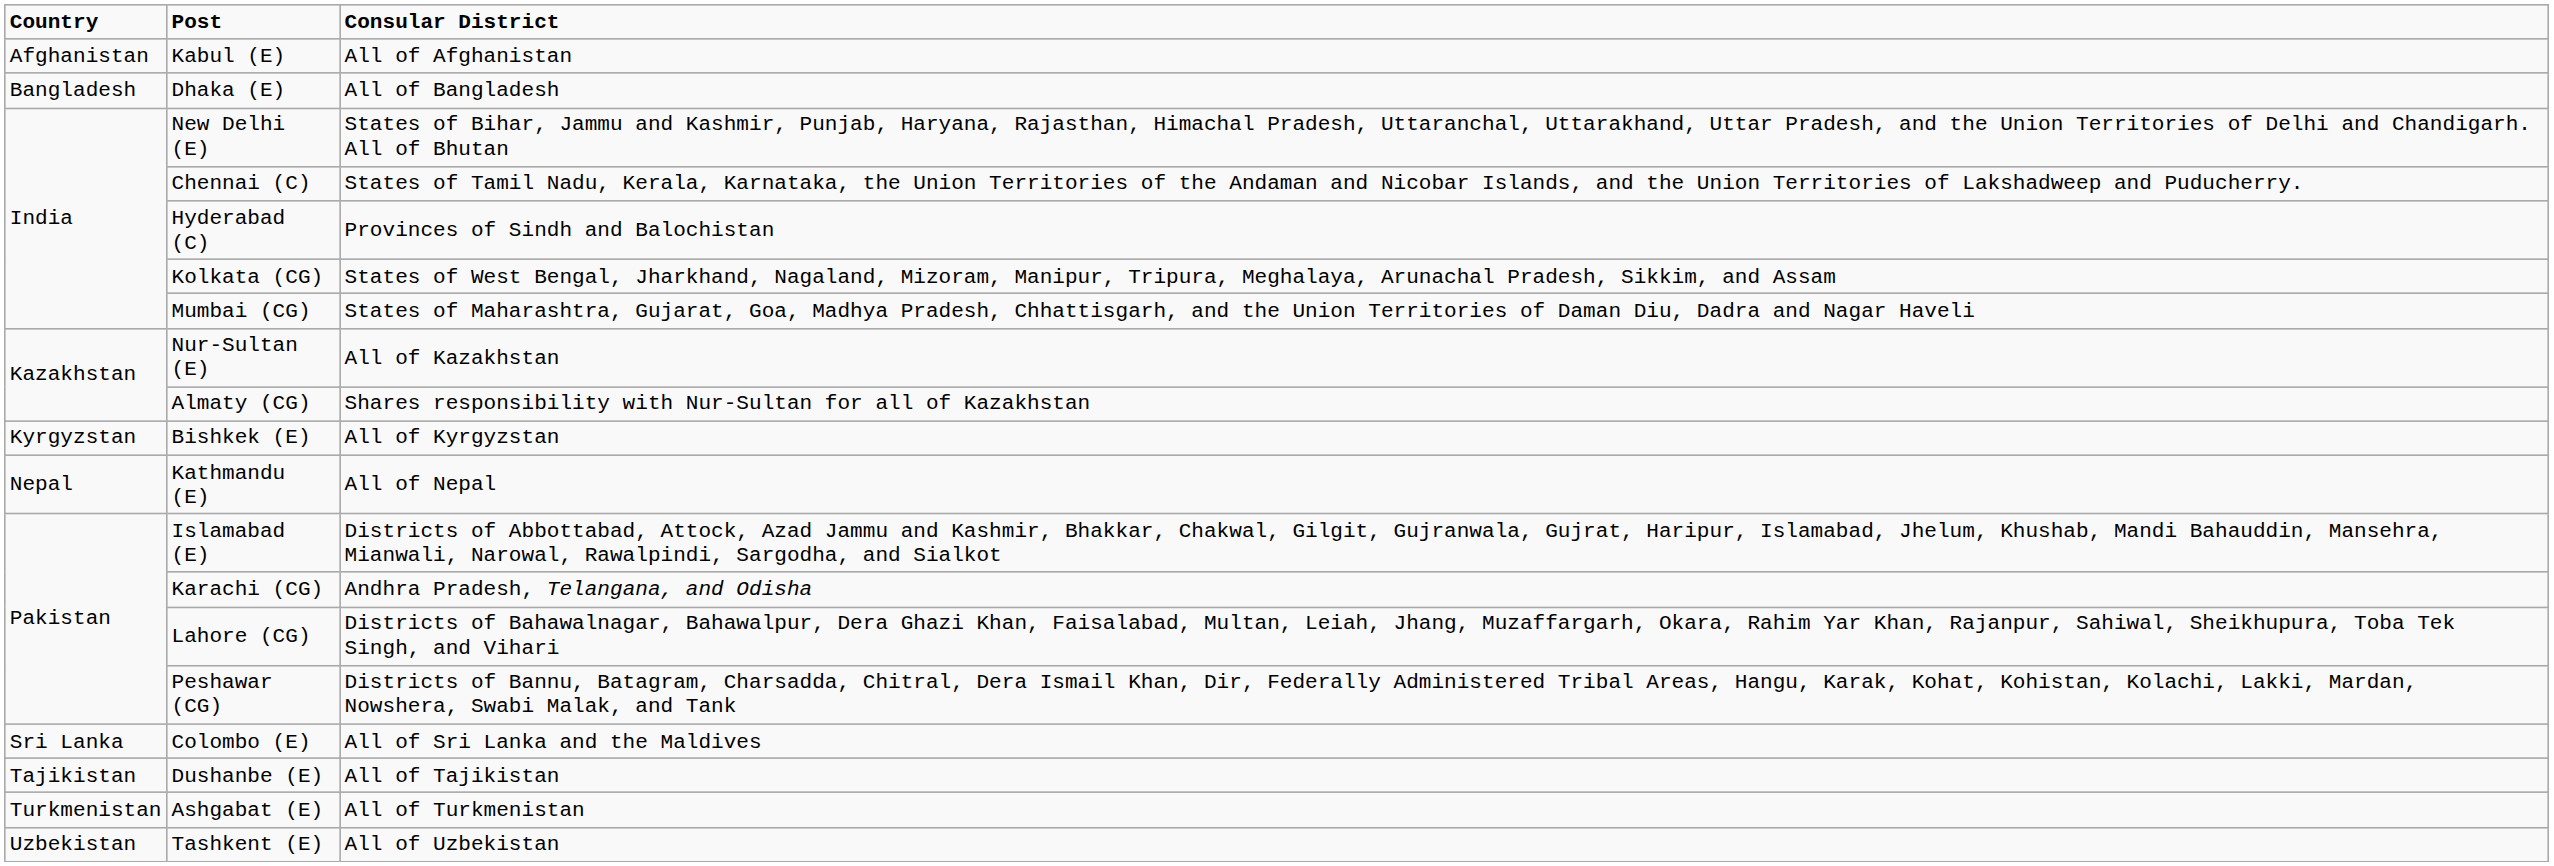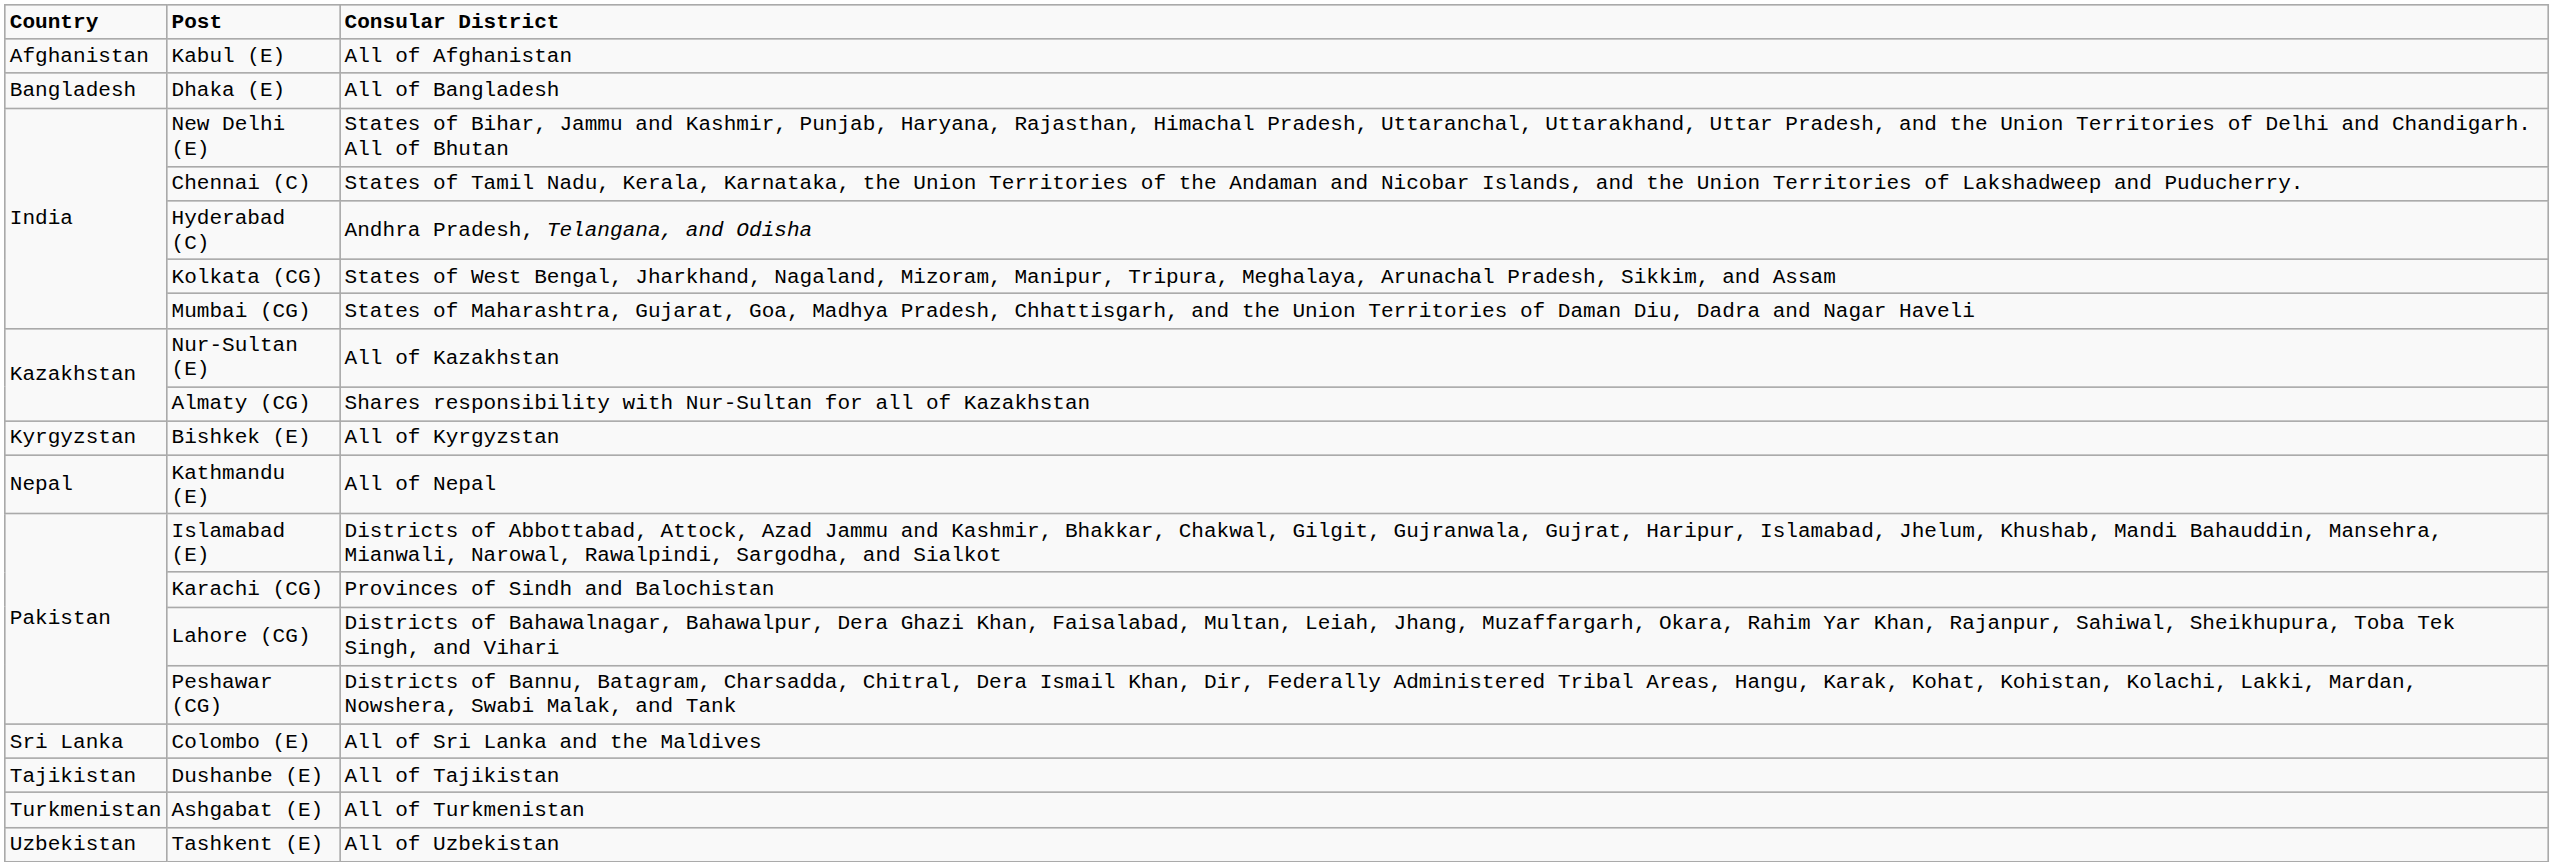(559, 230) Provinces of Sindh and Balochistan -> (578, 230) Andhra Pradesh, Telangana, and Odisha
(578, 590) Andhra Pradesh, Telangana, and Odisha -> (559, 590) Provinces of Sindh and Balochistan
